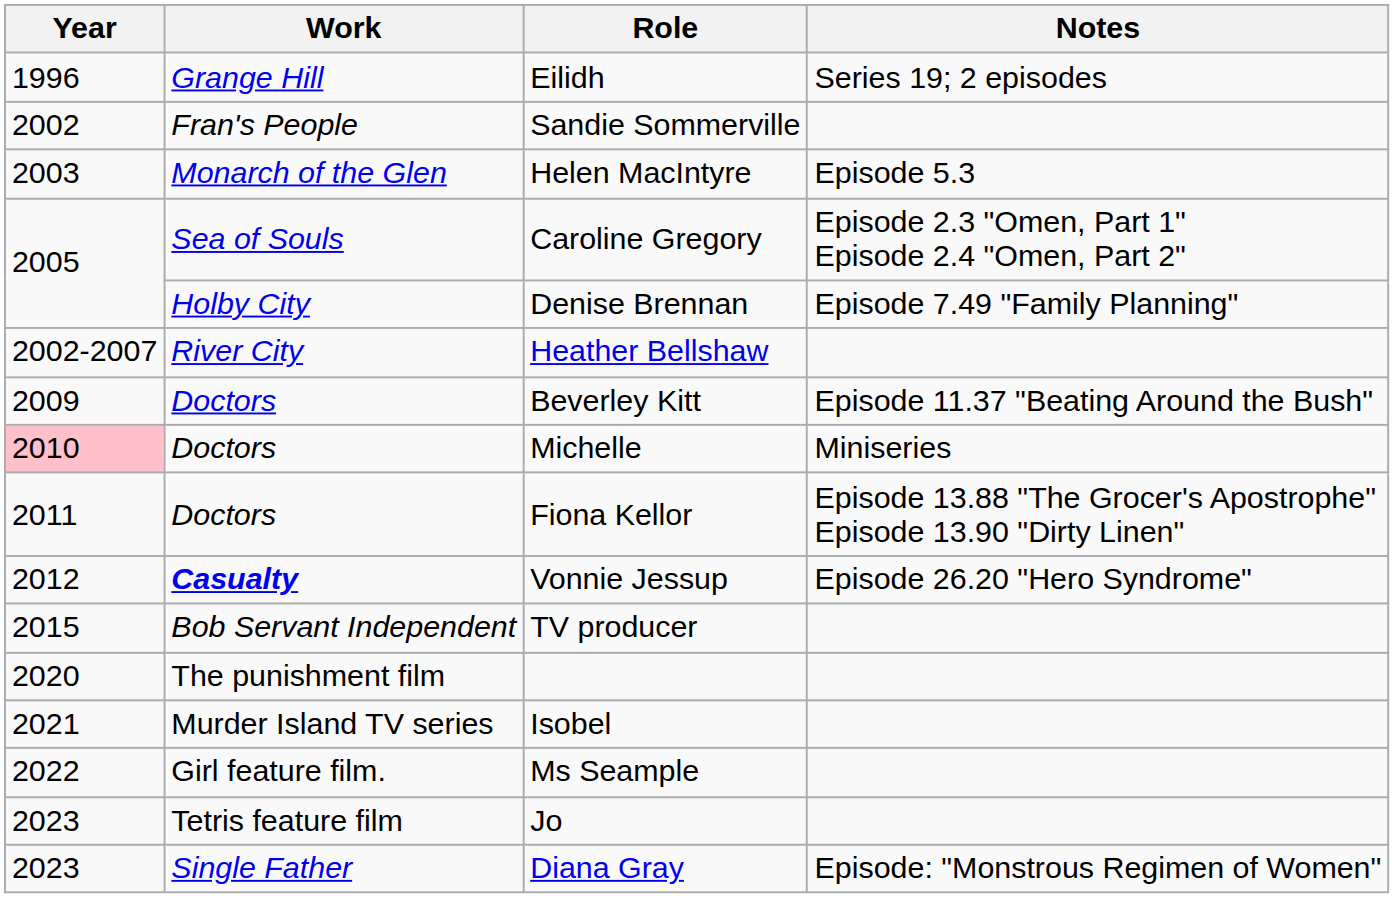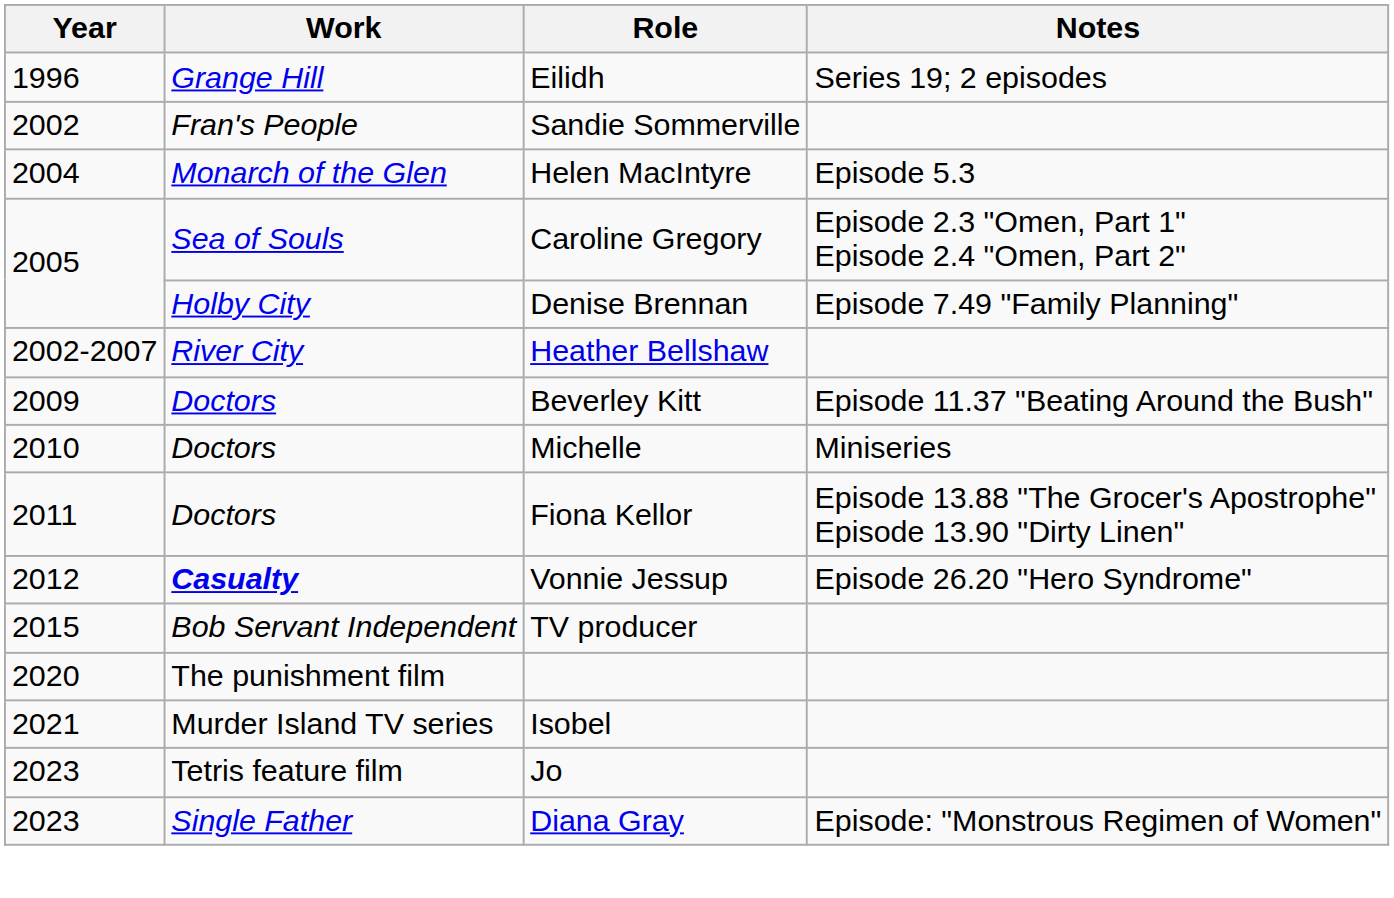(46, 173) 2003 -> (46, 173) 2004
(46, 448) pink background -> (46, 448) no background
- row: (615, 771)
